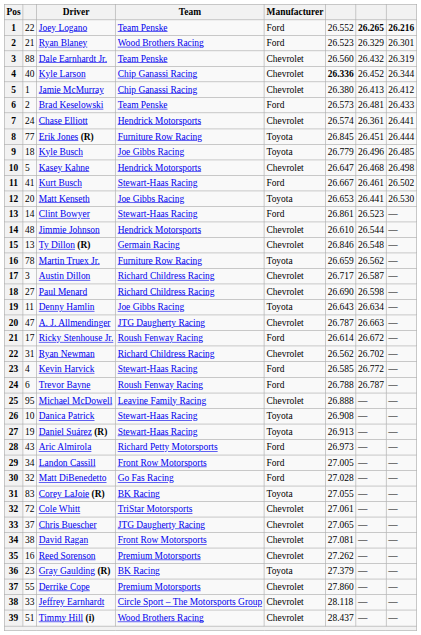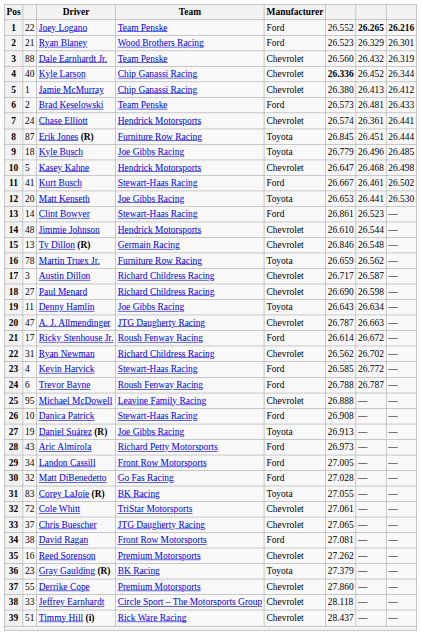(30, 136) 77 -> (30, 136) 87
(280, 416) Toyota -> (275, 416) Ford
(158, 432) Stewart-Haas Racing -> (151, 432) Joe Gibbs Racing
(285, 540) Chevrolet -> (275, 540) Ford
(161, 618) Wood Brothers Racing -> (152, 618) Rick Ware Racing
